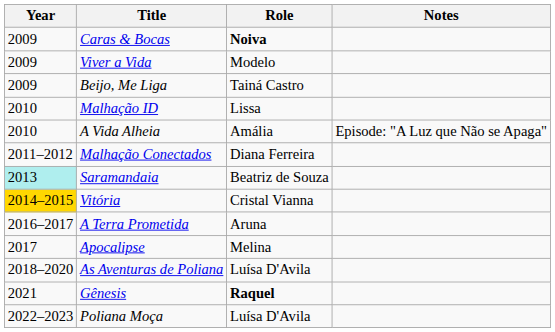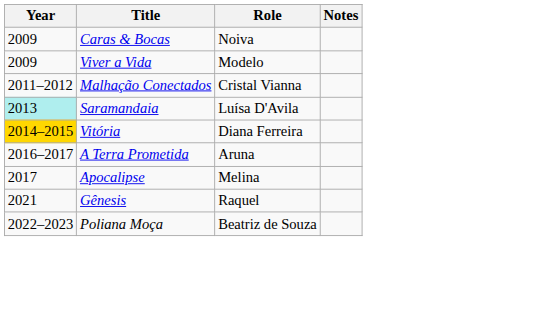(248, 39) bold -> (236, 39) normal
- row: (124, 85)
- row: (119, 108)
- row: (120, 131)
(272, 154) Diana Ferreira -> (260, 85) Cristal Vianna
(279, 177) Beatriz de Souza -> (258, 108) Luísa D'Avila
(272, 200) Cristal Vianna -> (260, 131) Diana Ferreira
- row: (152, 270)
(252, 293) bold -> (239, 200) normal
(270, 316) Luísa D'Avila -> (268, 223) Beatriz de Souza
